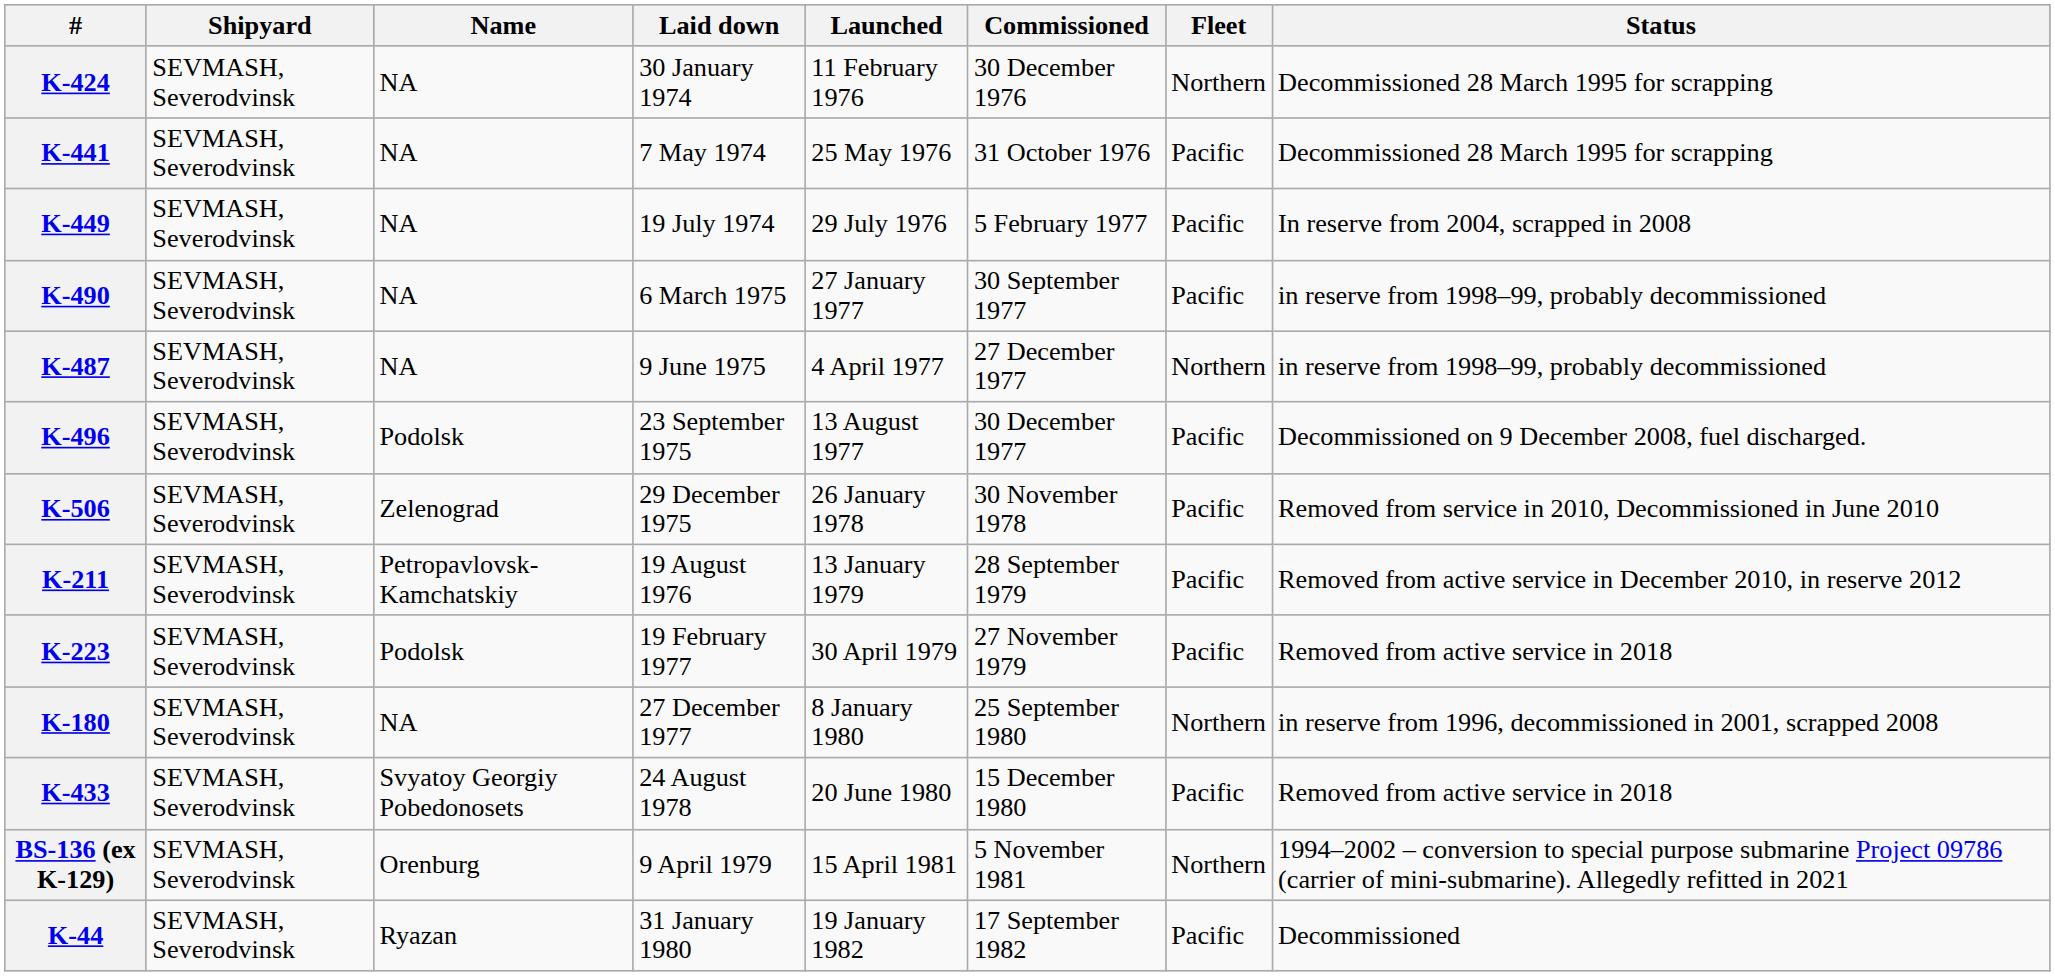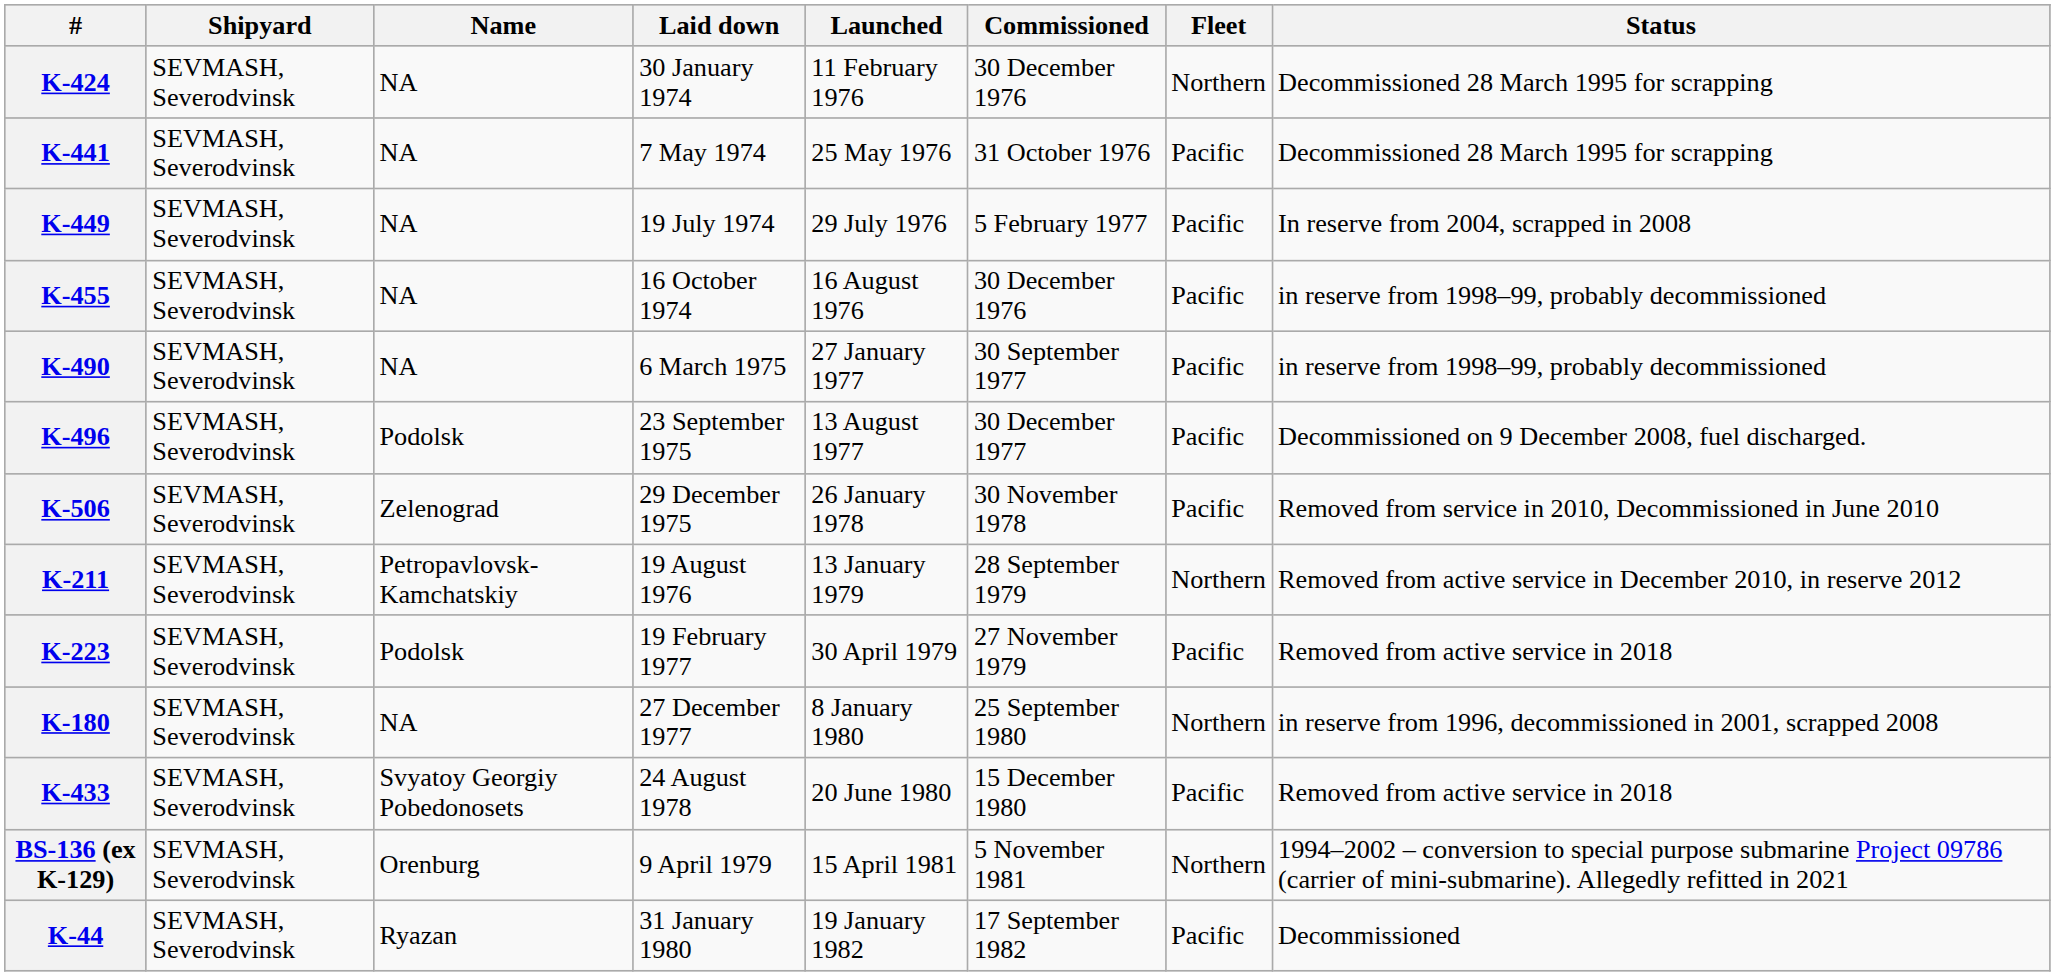+ row: (76, 295)
- row: (76, 366)
(1208, 579) Pacific -> (1219, 579) Northern
